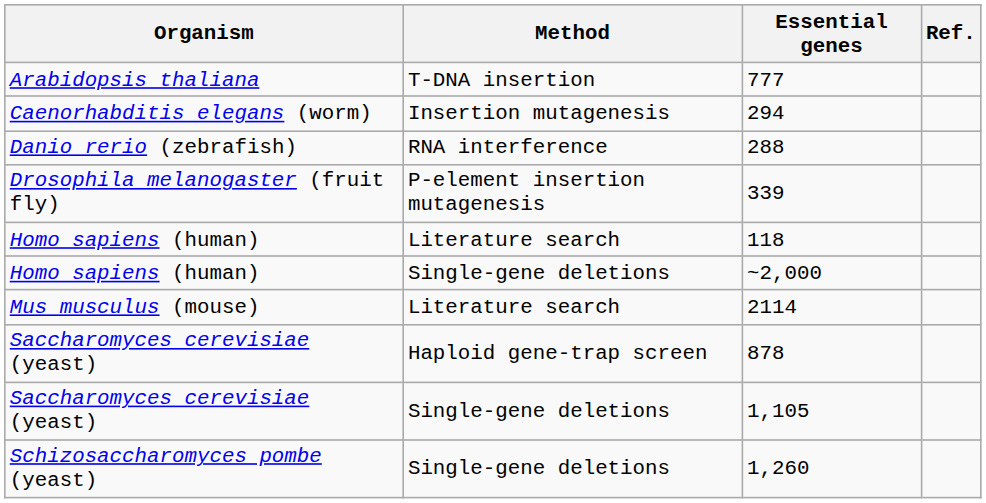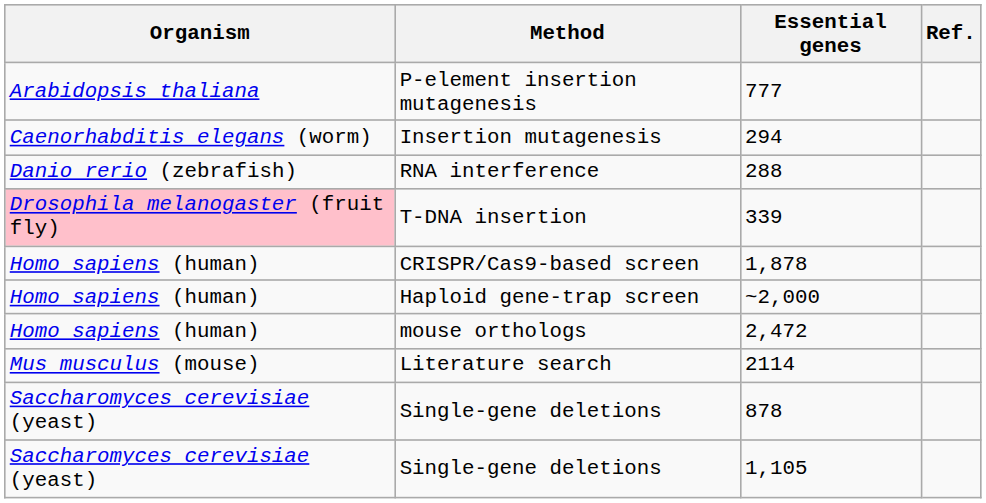(502, 80) T-DNA insertion -> (518, 92) P-element insertion mutagenesis
(197, 193) no background -> (197, 217) pink background
(526, 193) P-element insertion mutagenesis -> (493, 217) T-DNA insertion
- row: (766, 239)
+ row: (776, 263)
(539, 273) Single-gene deletions -> (549, 297) Haploid gene-trap screen
+ row: (776, 331)
(558, 353) Haploid gene-trap screen -> (531, 411) Single-gene deletions
- row: (778, 469)
